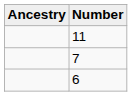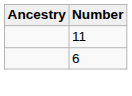- row: (76, 58)
